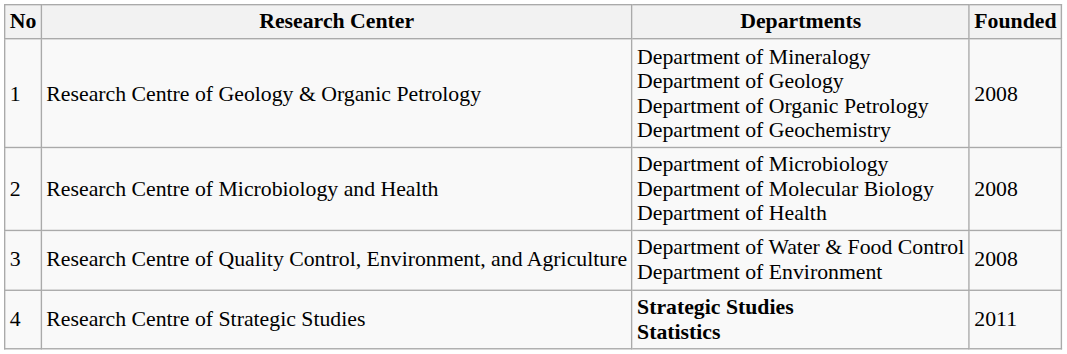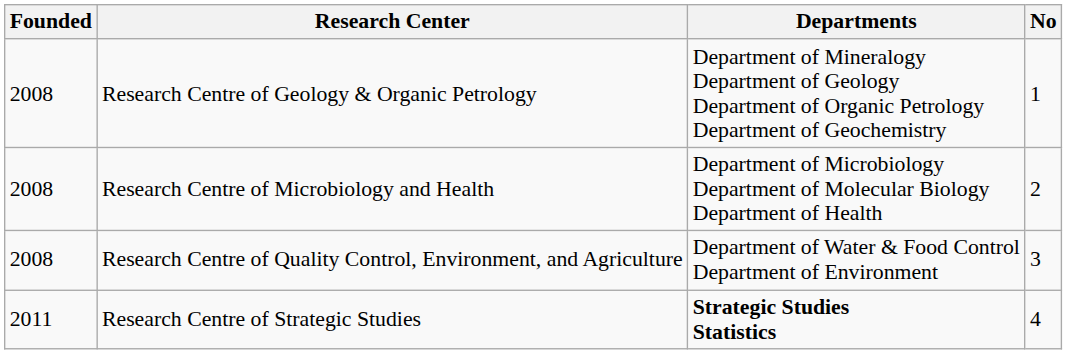columns swapped: (23, 21) <-> (1015, 21)
